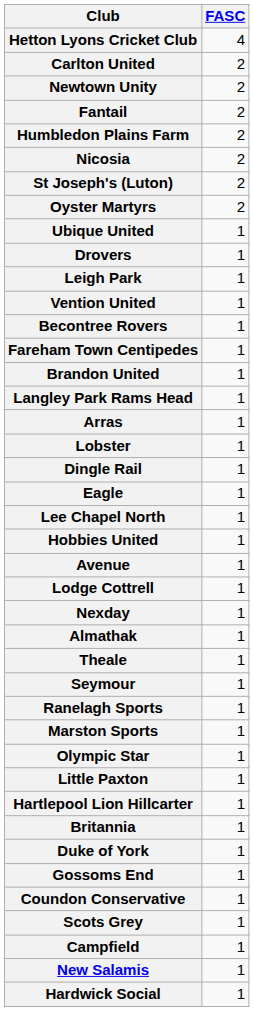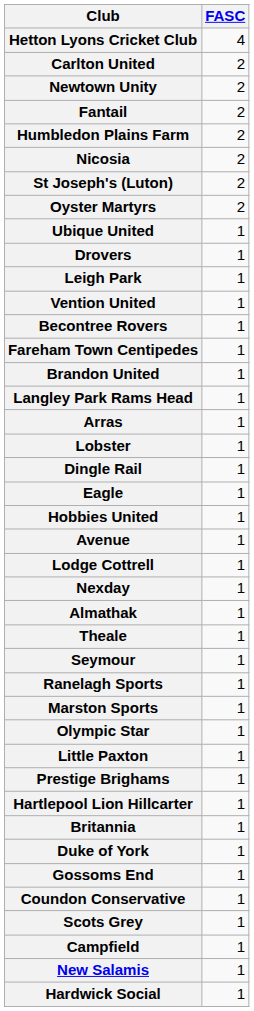- row: (103, 517)
+ row: (103, 779)
